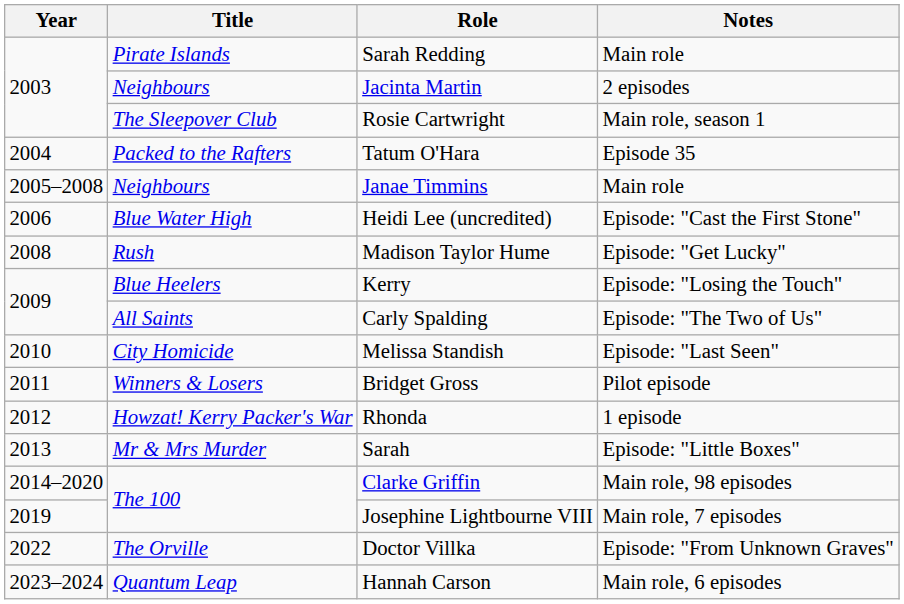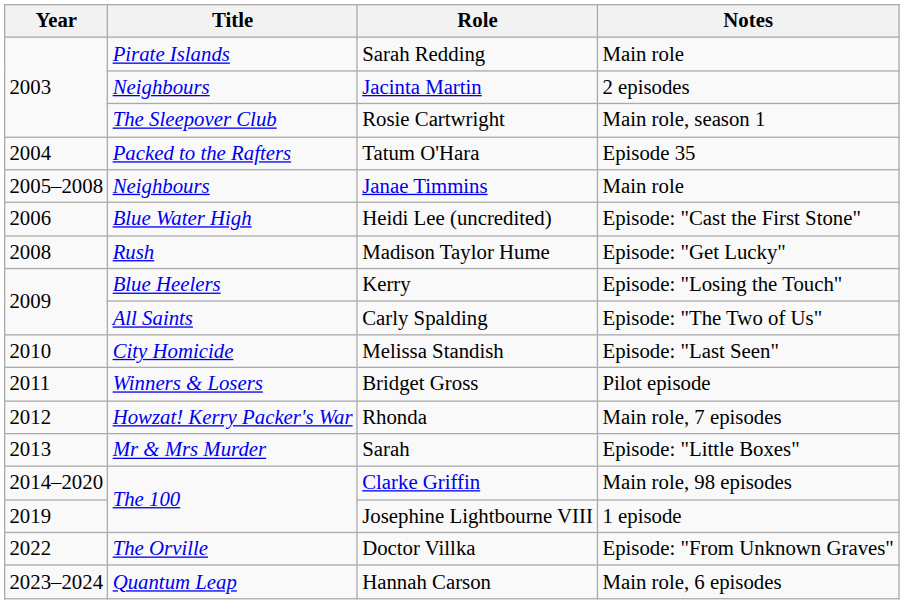(642, 416) 1 episode -> (692, 416) Main role, 7 episodes
(692, 515) Main role, 7 episodes -> (642, 515) 1 episode
